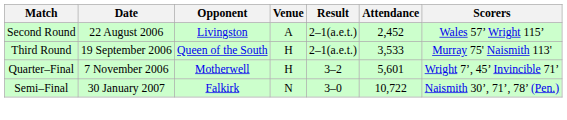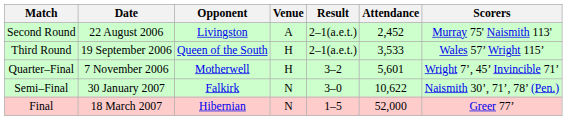(492, 32) Wales 57’ Wright 115’ -> (492, 32) Murray 75' Naismith 113'
(492, 50) Murray 75' Naismith 113' -> (492, 50) Wales 57’ Wright 115’
(391, 87) 10,722 -> (391, 87) 10,622
+ row: (41, 106)
